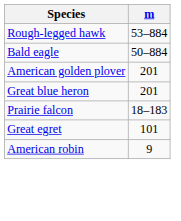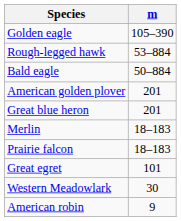+ row: (39, 33)
+ row: (24, 129)
+ row: (59, 187)
